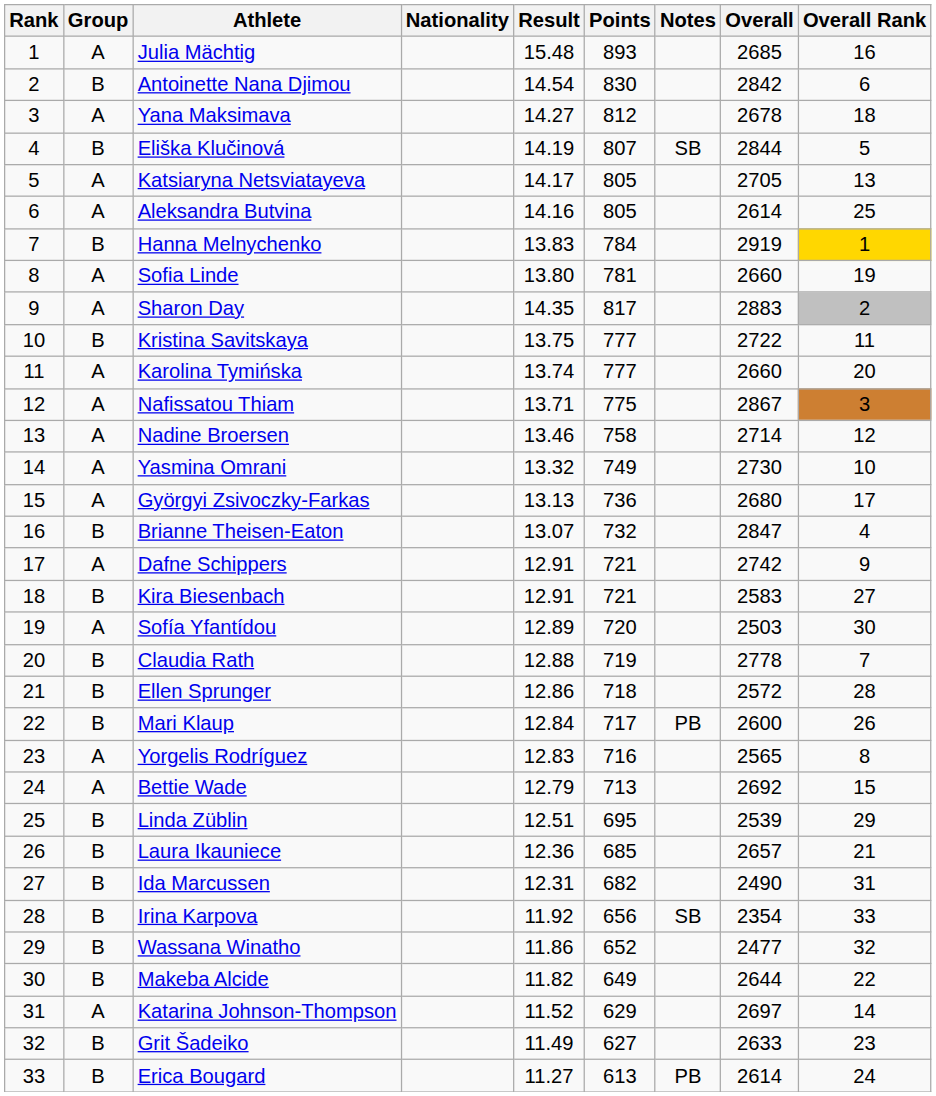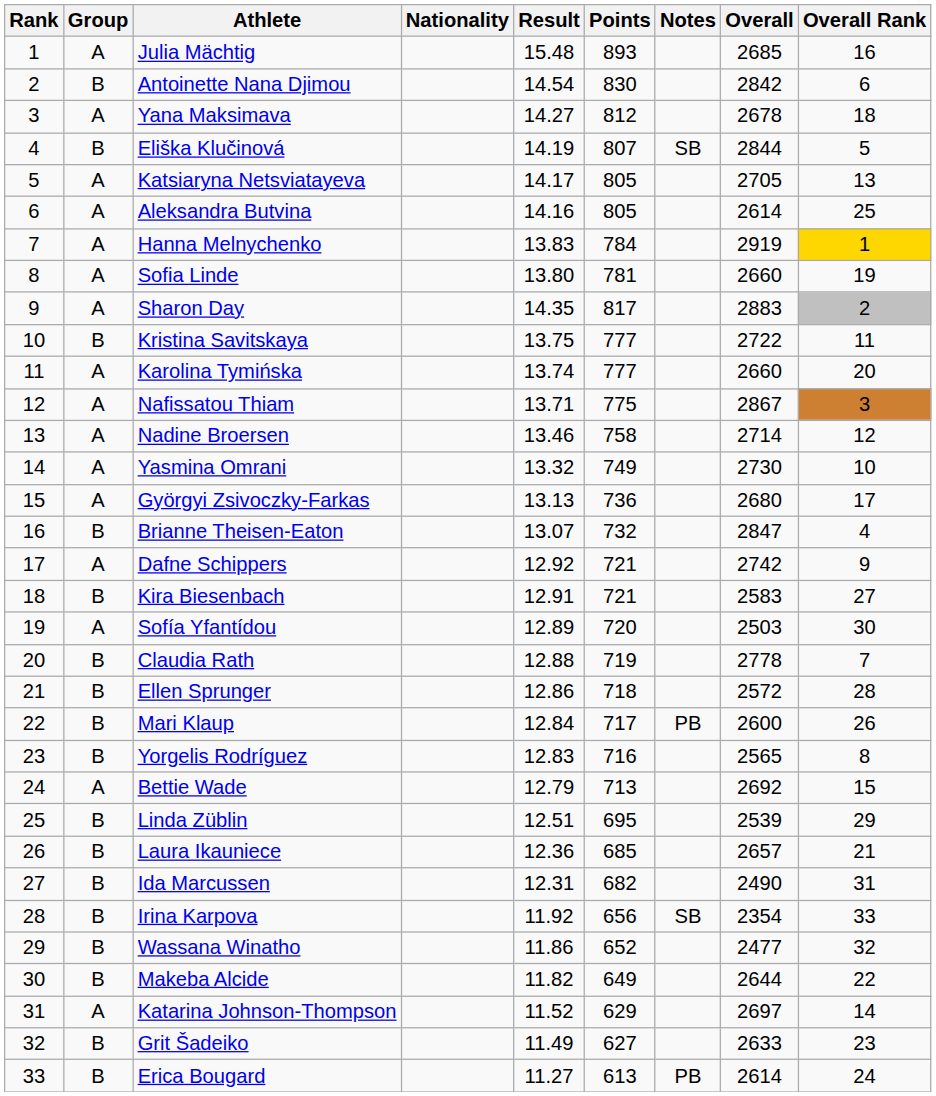(98, 244) B -> (98, 244) A
(549, 564) 12.91 -> (549, 564) 12.92
(98, 755) A -> (98, 755) B
